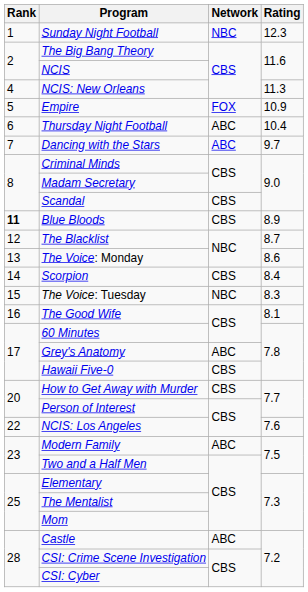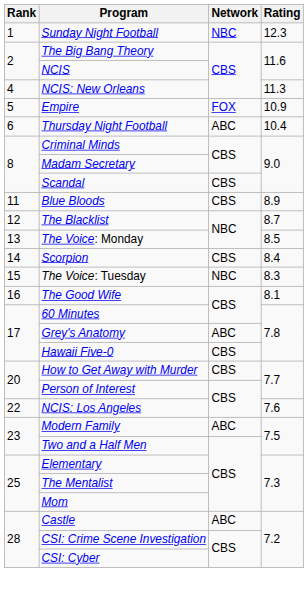- row: (101, 145)
(13, 220) bold -> (13, 201) normal
(272, 257) 8.6 -> (272, 239) 8.5
